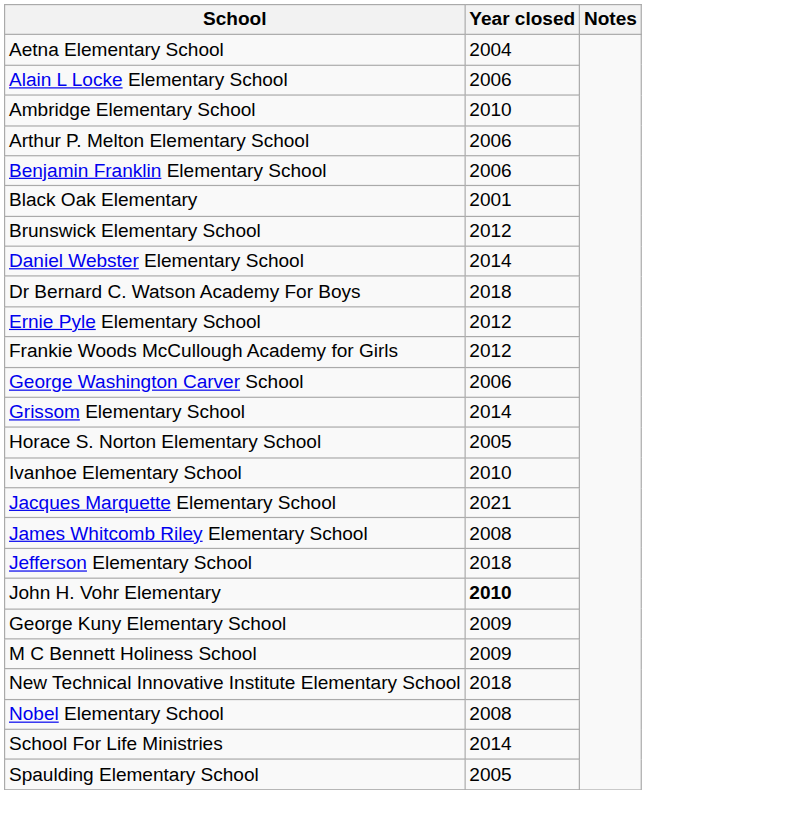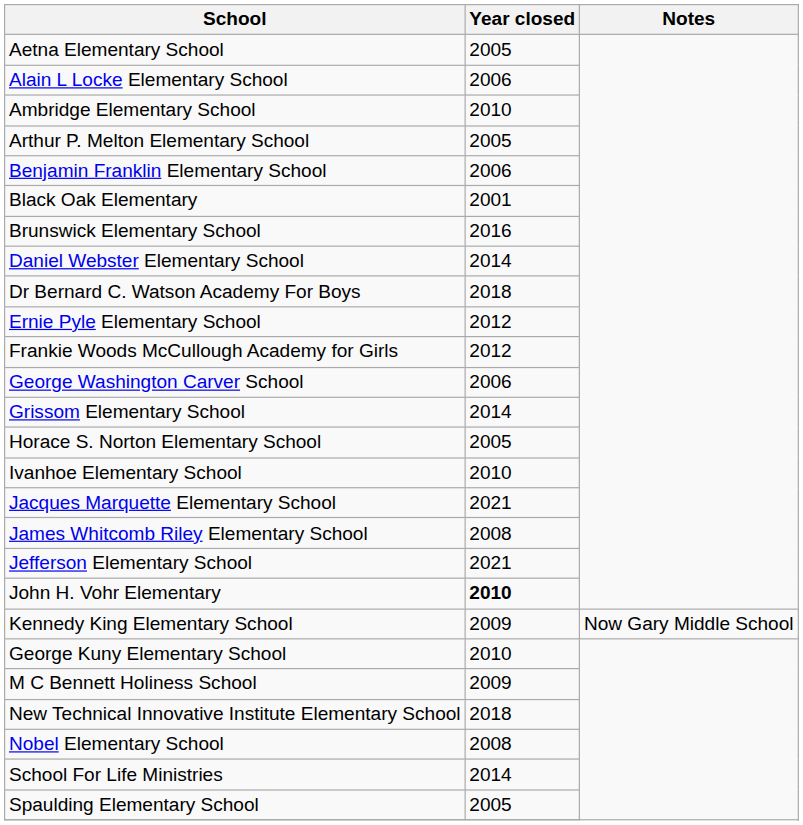(491, 49) 2004 -> (491, 49) 2005
(491, 140) 2006 -> (491, 140) 2005
(491, 230) 2012 -> (491, 230) 2016
(491, 563) 2018 -> (491, 563) 2021
+ row: (151, 623)
(491, 623) 2009 -> (491, 653) 2010
